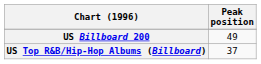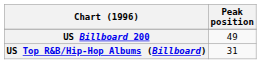(232, 51) 37 -> (232, 51) 31
